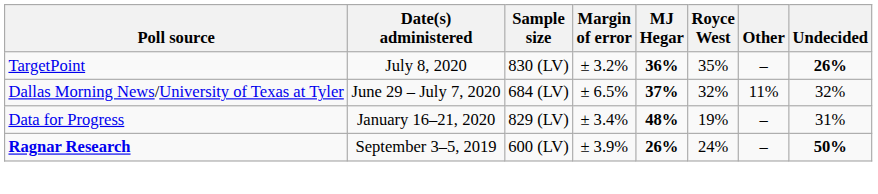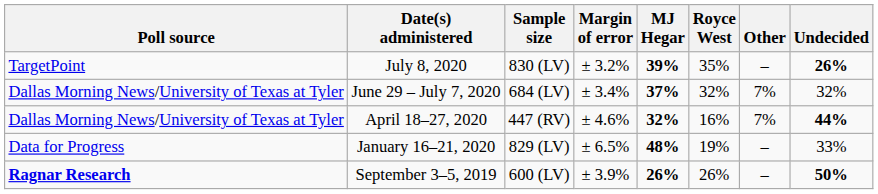(662, 65) 36% -> (663, 65) 39%
(604, 92) ± 6.5% -> (605, 92) ± 3.4%
(764, 92) 11% -> (765, 92) 7%
+ row: (426, 120)
(604, 120) ± 3.4% -> (605, 147) ± 6.5%
(830, 120) 31% -> (831, 147) 33%
(713, 147) 24% -> (714, 174) 26%
